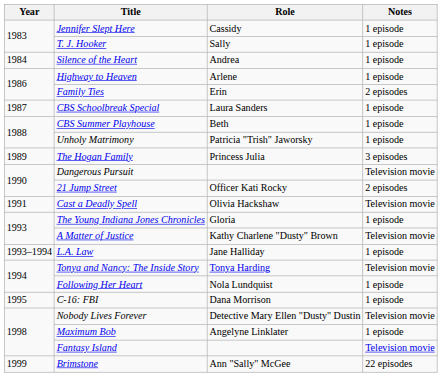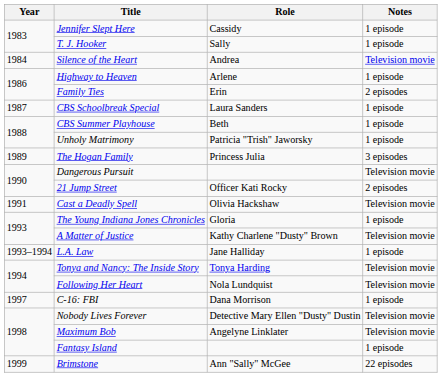(384, 60) 1 episode -> (400, 60) Television movie
(384, 284) 1 episode -> (400, 284) Television movie
(17, 300) 1995 -> (17, 300) 1997
(384, 332) 1 episode -> (400, 332) Television movie
(400, 348) Television movie -> (384, 348) 1 episode
